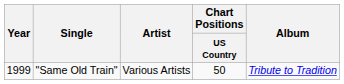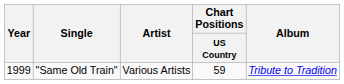(219, 71) 50 -> (219, 71) 59
